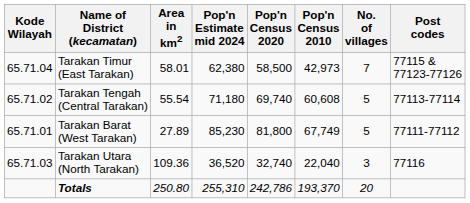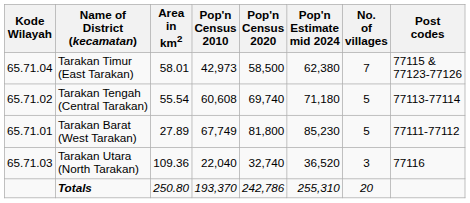columns swapped: (319, 28) <-> (219, 28)
